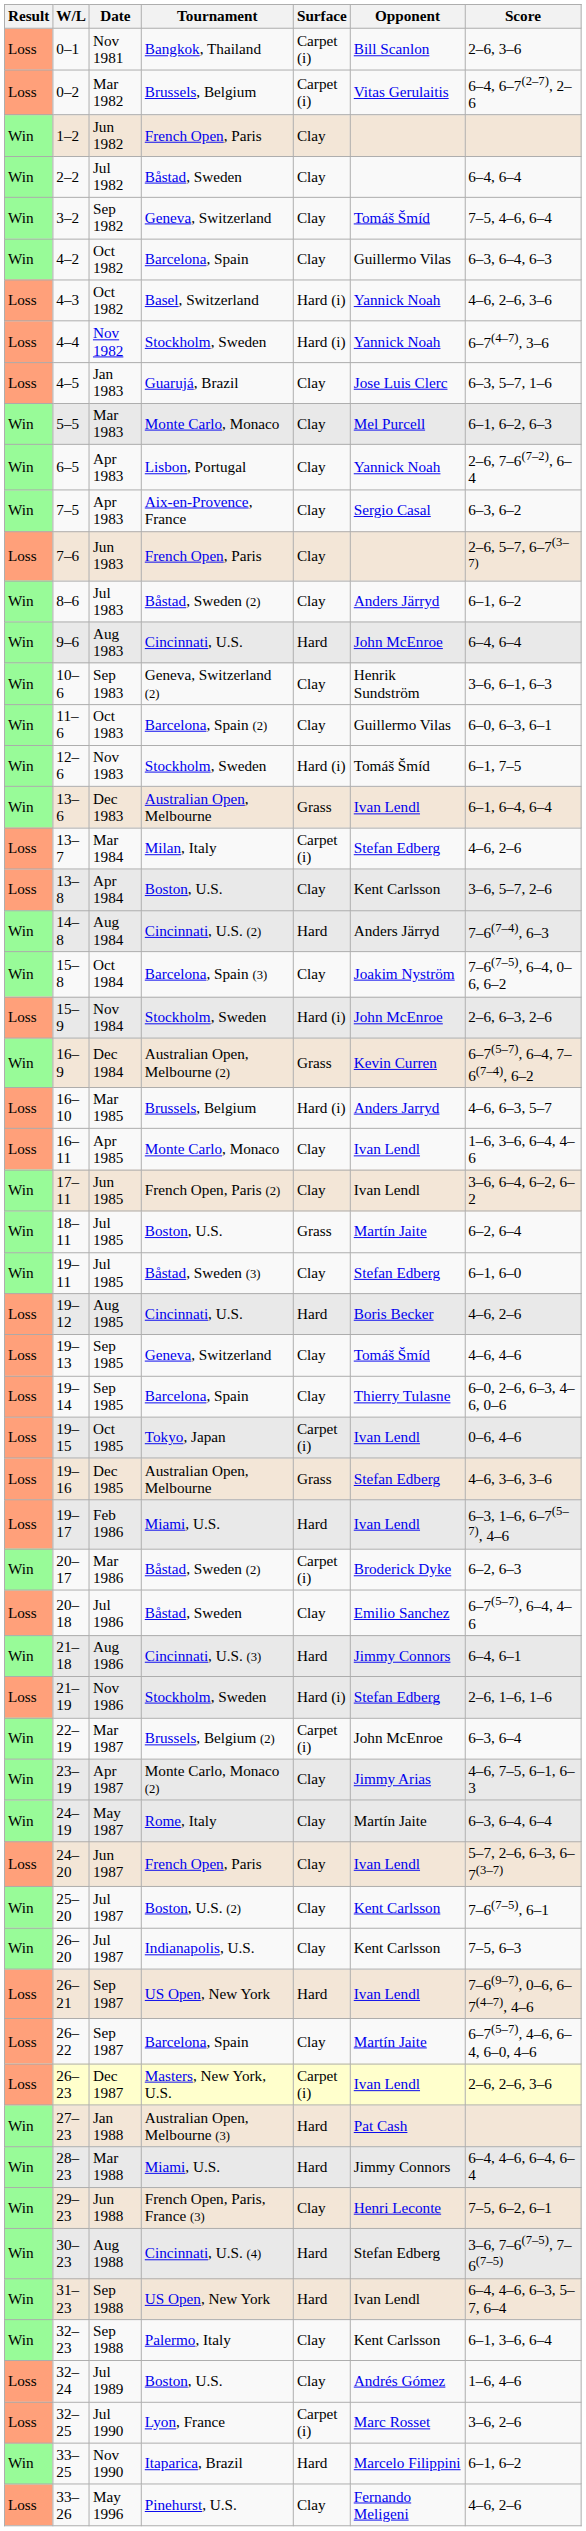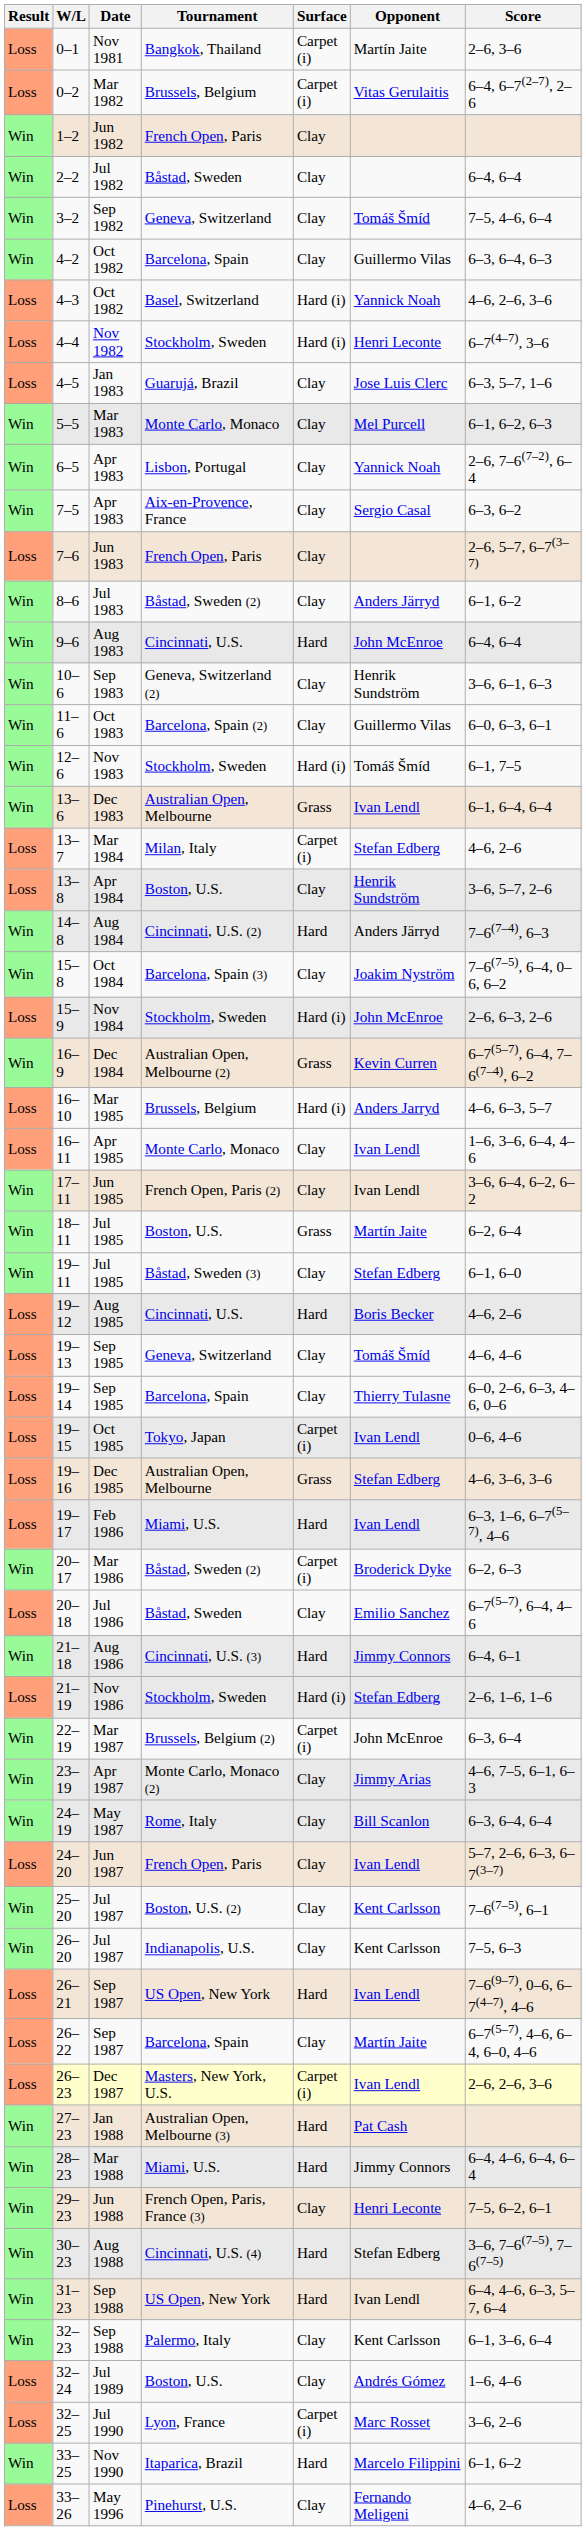(392, 49) Bill Scanlon -> (390, 49) Martín Jaite
(397, 341) Yannick Noah -> (397, 341) Henri Leconte
(397, 889) Kent Carlsson -> (387, 889) Henrik Sundström
(390, 1820) Martín Jaite -> (392, 1820) Bill Scanlon
